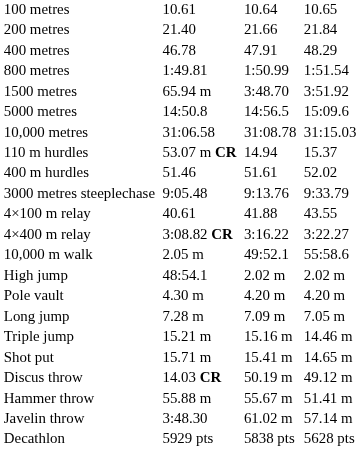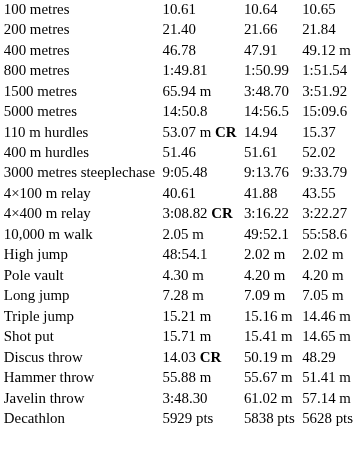(321, 50) 48.29 -> (327, 50) 49.12 m
- row: (46, 131)
(328, 377) 49.12 m -> (319, 357) 48.29
